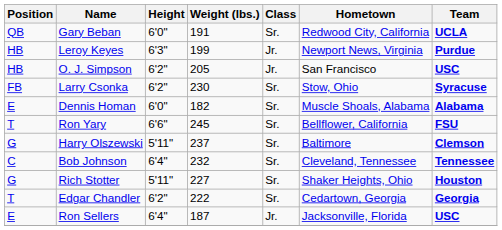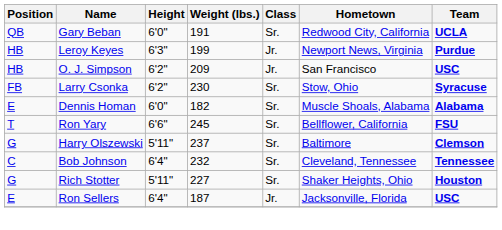(200, 69) 205 -> (200, 69) 209
- row: (99, 198)
